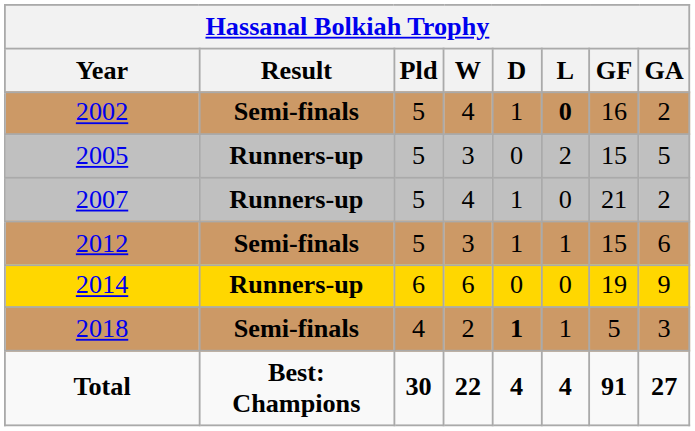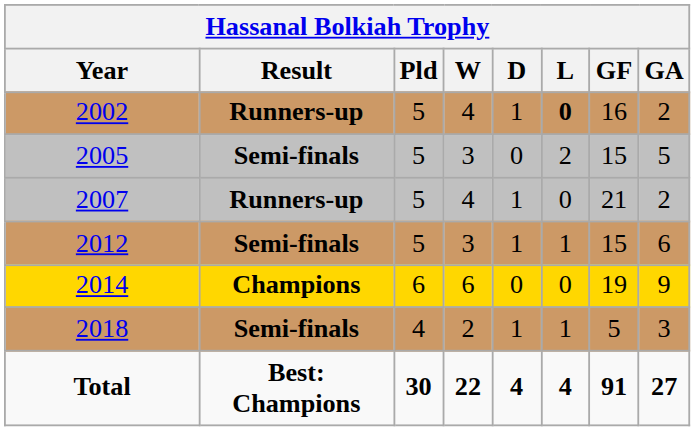(296, 112) Semi-finals -> (296, 112) Runners-up
(296, 156) Runners-up -> (296, 156) Semi-finals
(296, 285) Runners-up -> (296, 285) Champions
(517, 329) bold -> (517, 329) normal
